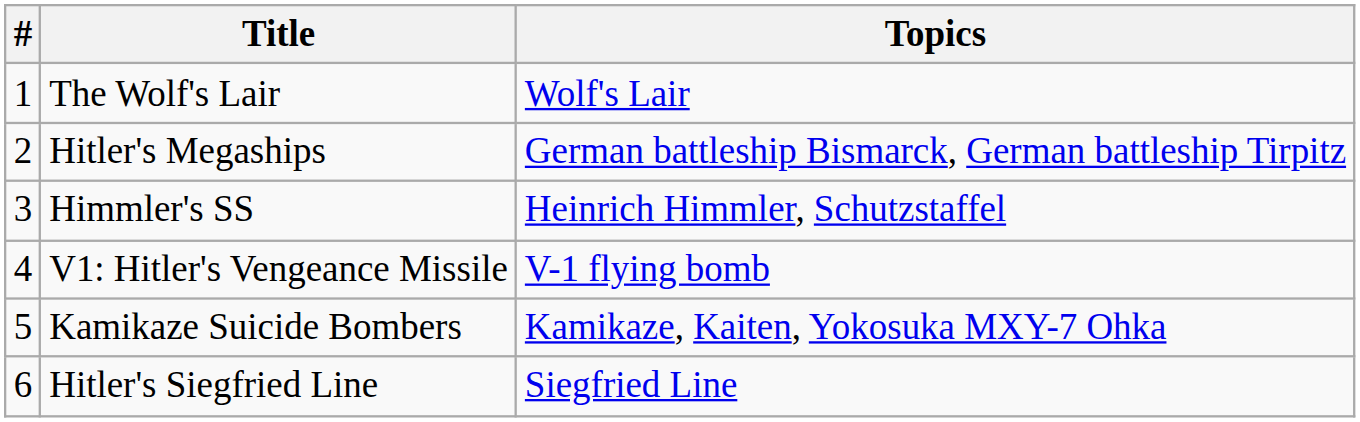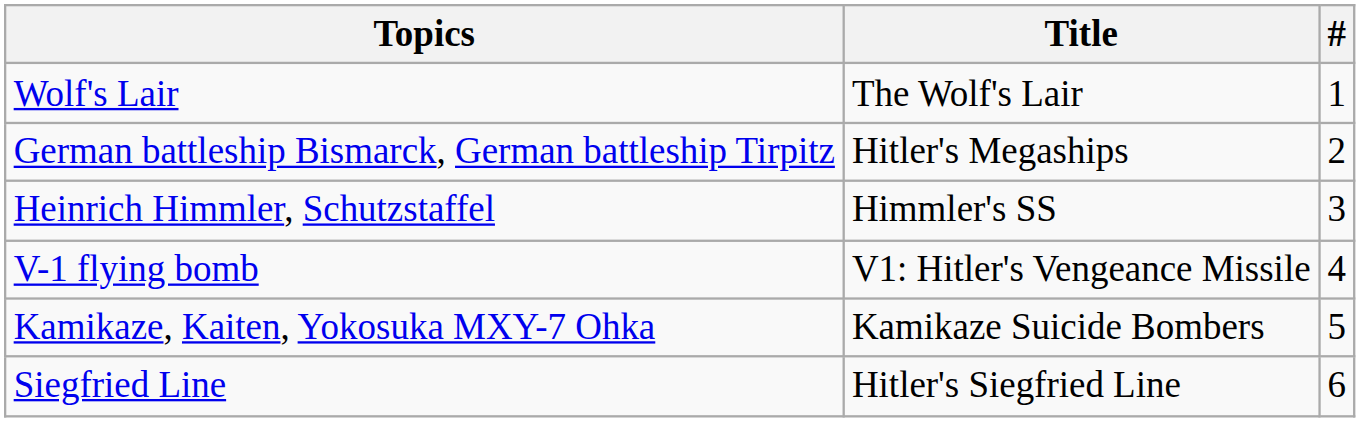columns swapped: (23, 33) <-> (935, 33)
